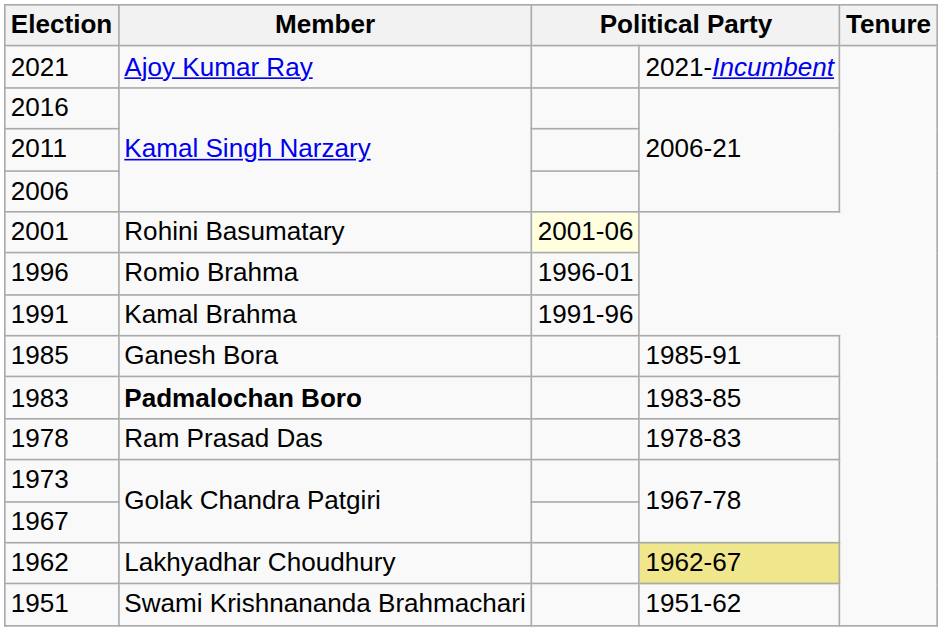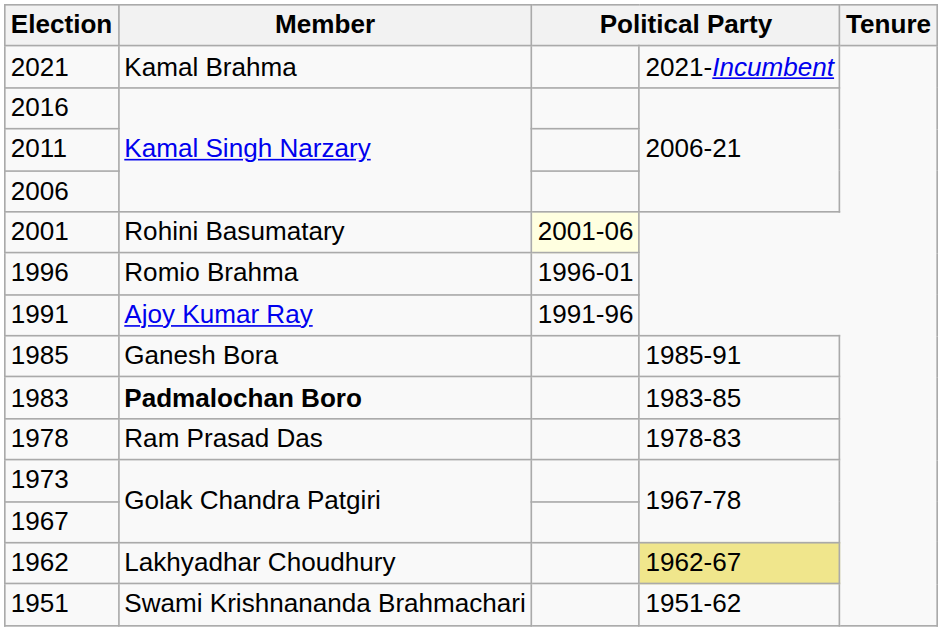(218, 66) Ajoy Kumar Ray -> (211, 66) Kamal Brahma
(211, 314) Kamal Brahma -> (218, 314) Ajoy Kumar Ray
